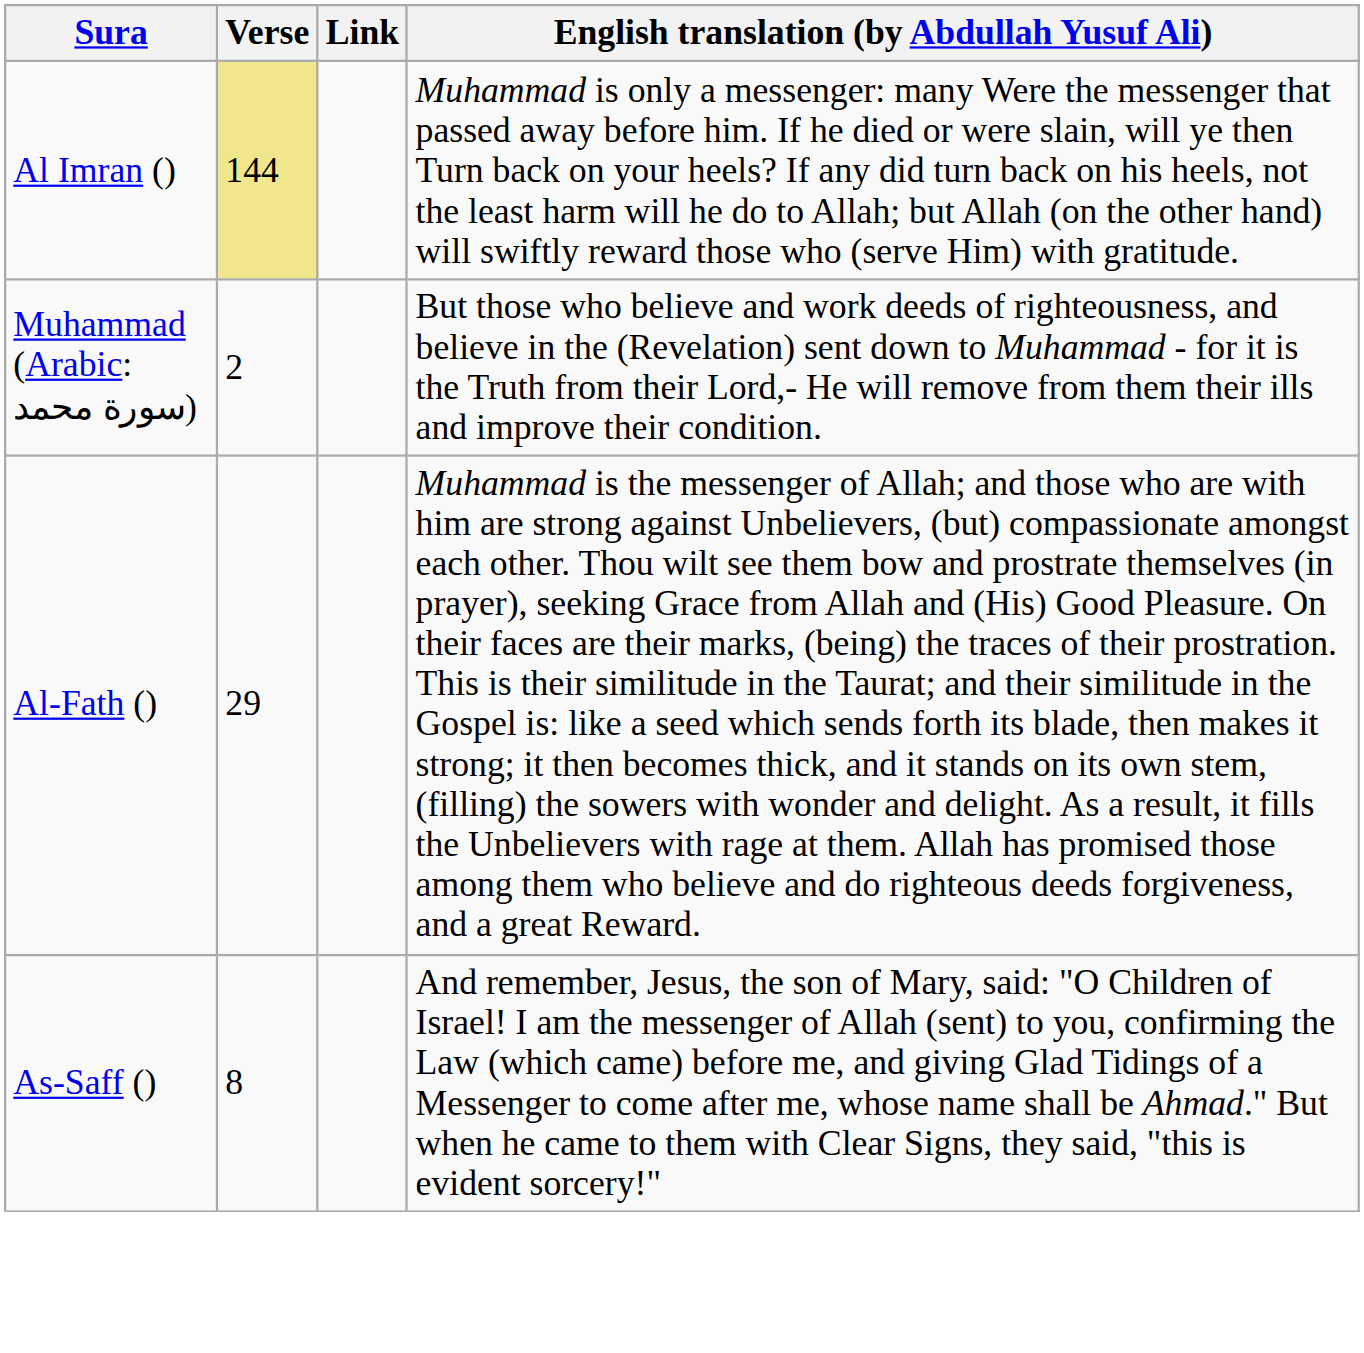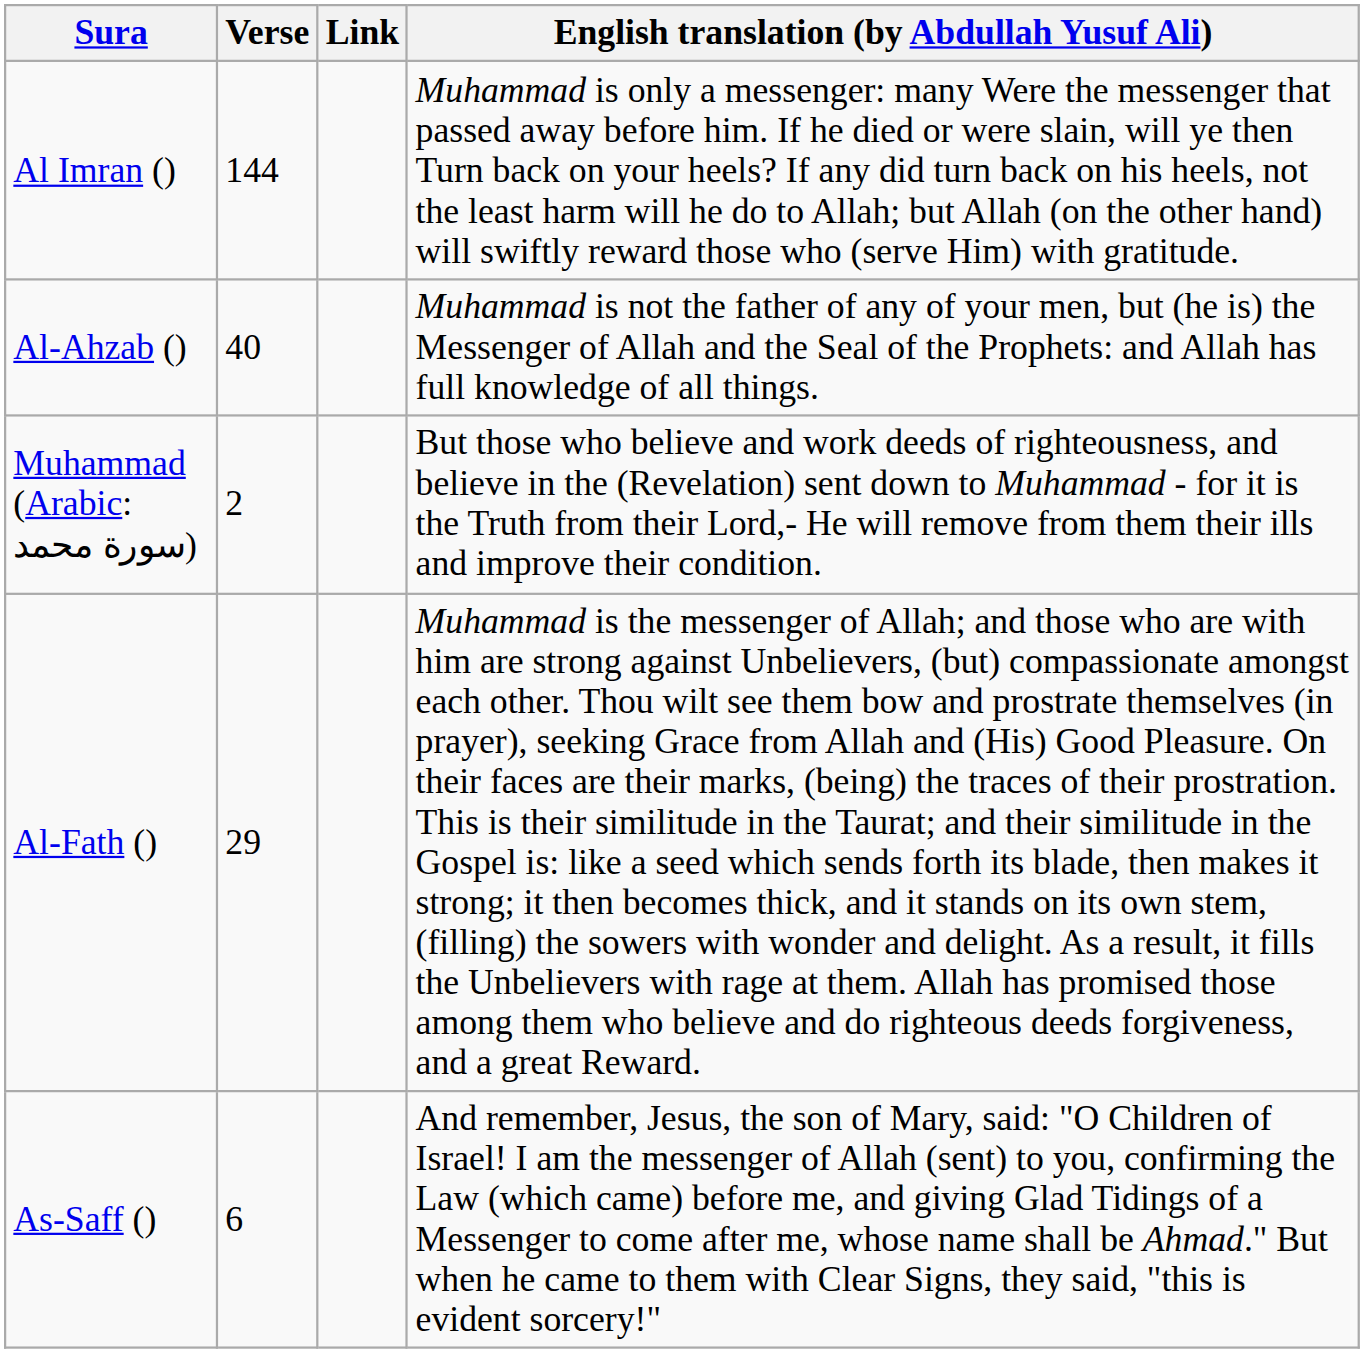(252, 169) khaki background -> (252, 169) no background
+ row: (100, 346)
(234, 1082) 8 -> (234, 1218) 6
